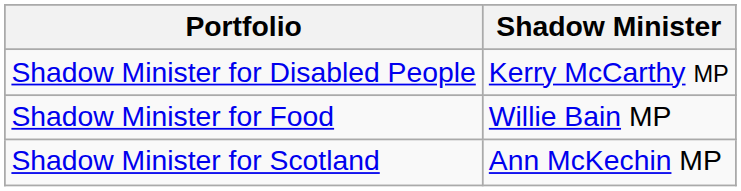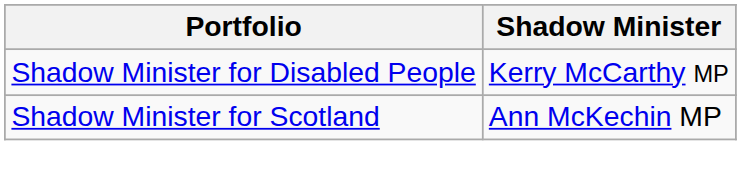- row: (173, 116)
